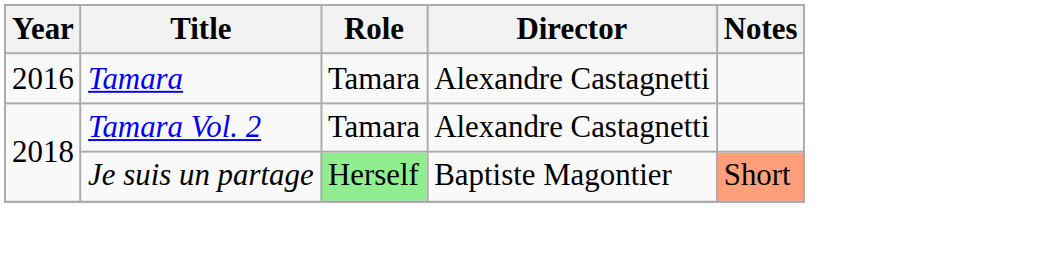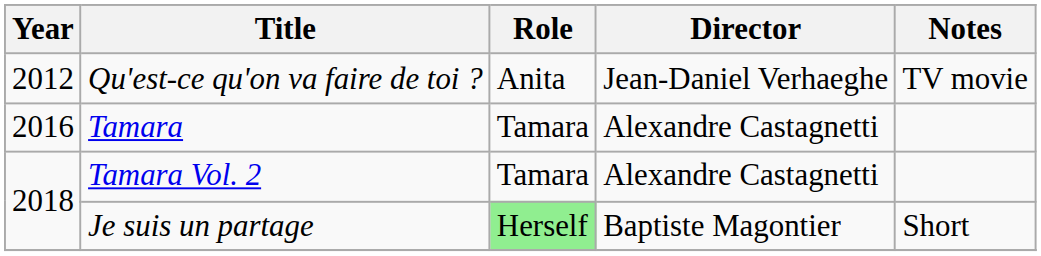+ row: (285, 77)
(757, 175) lightsalmon background -> (936, 224) no background
